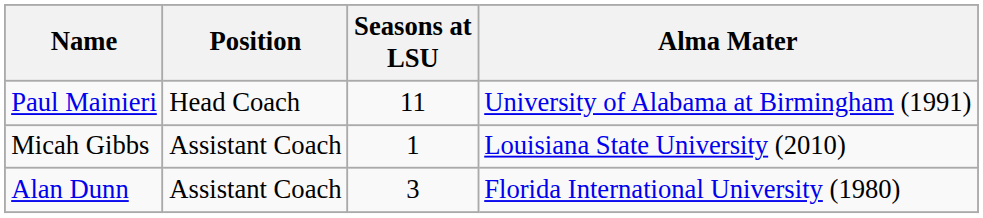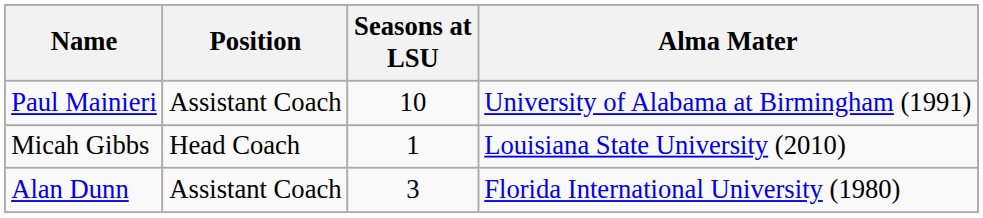(235, 102) Head Coach -> (255, 102) Assistant Coach
(413, 102) 11 -> (413, 102) 10
(255, 146) Assistant Coach -> (235, 146) Head Coach
